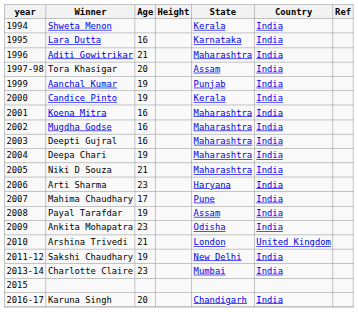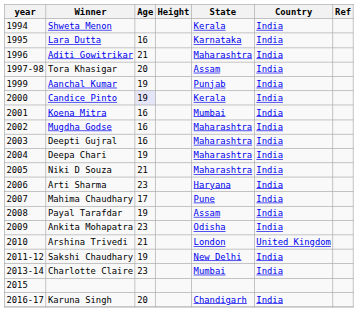(143, 98) no background -> (143, 98) lavender background
(223, 112) Maharashtra -> (210, 112) Mumbai
